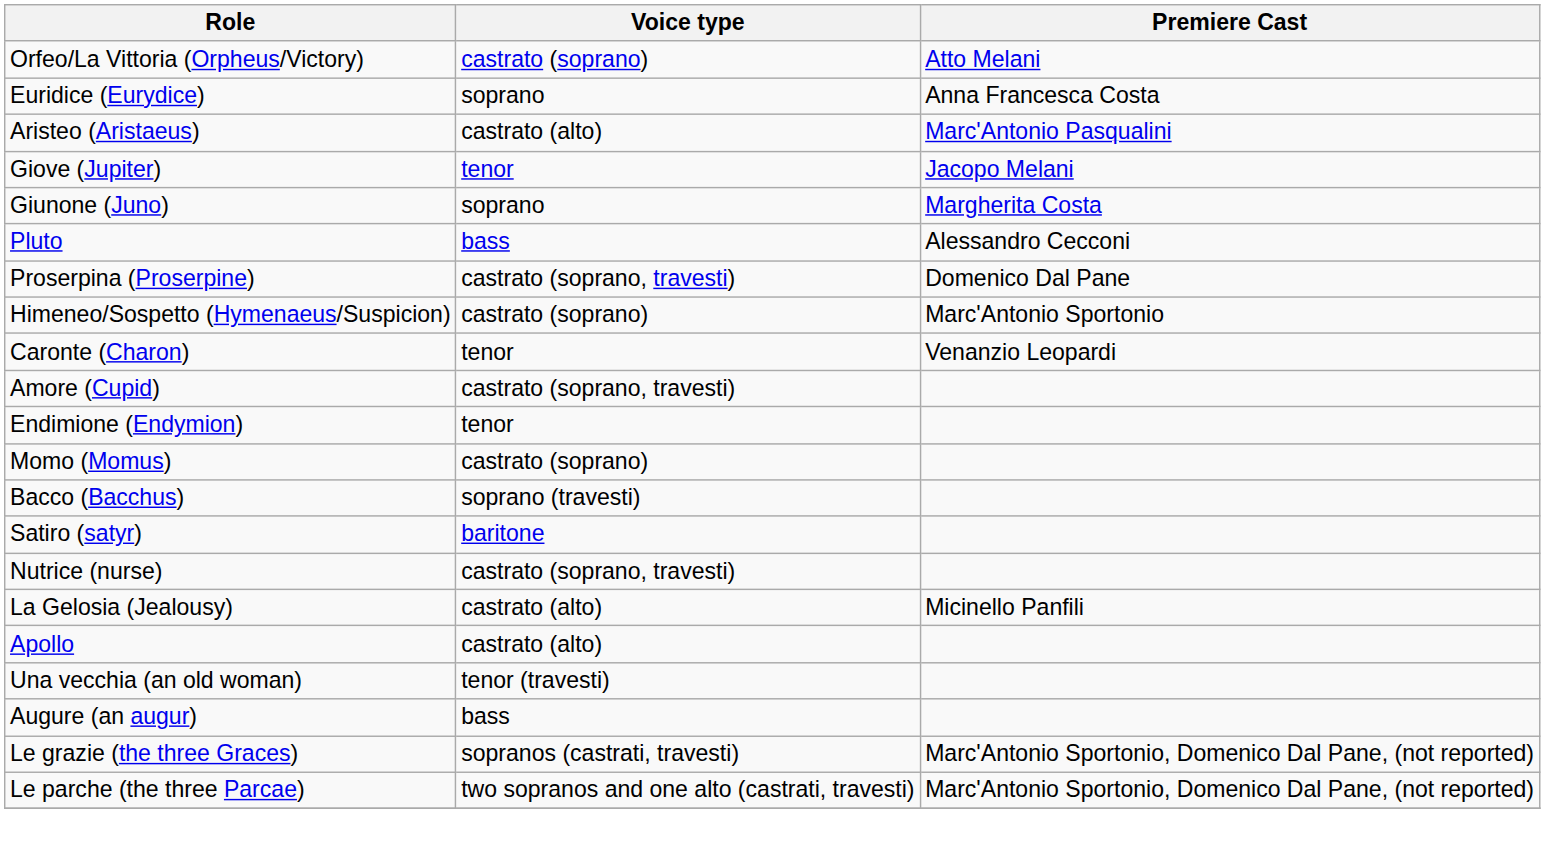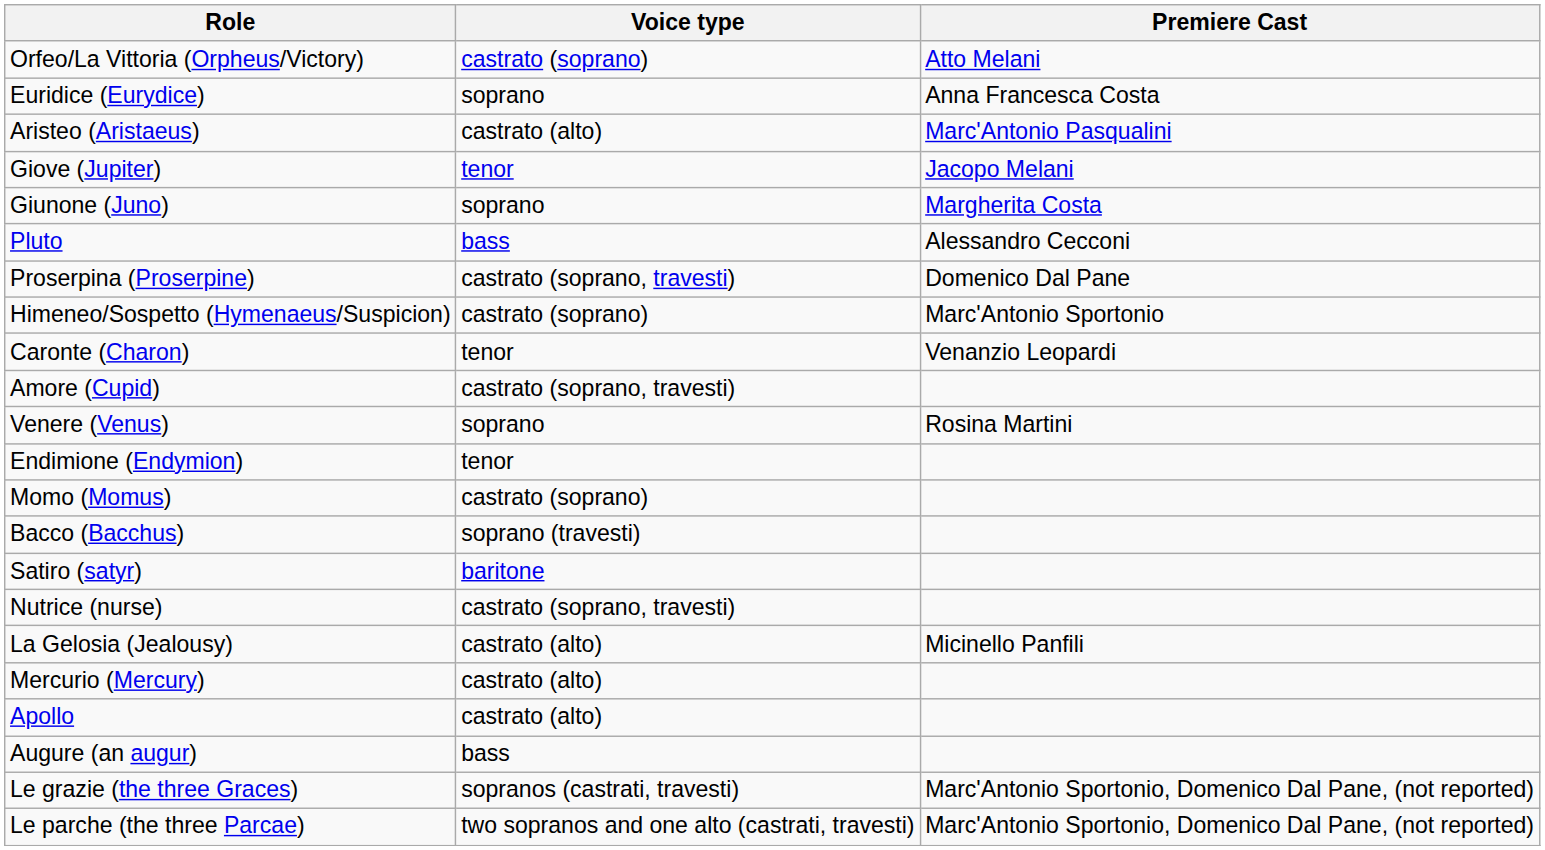+ row: (89, 424)
+ row: (107, 680)
- row: (156, 680)
